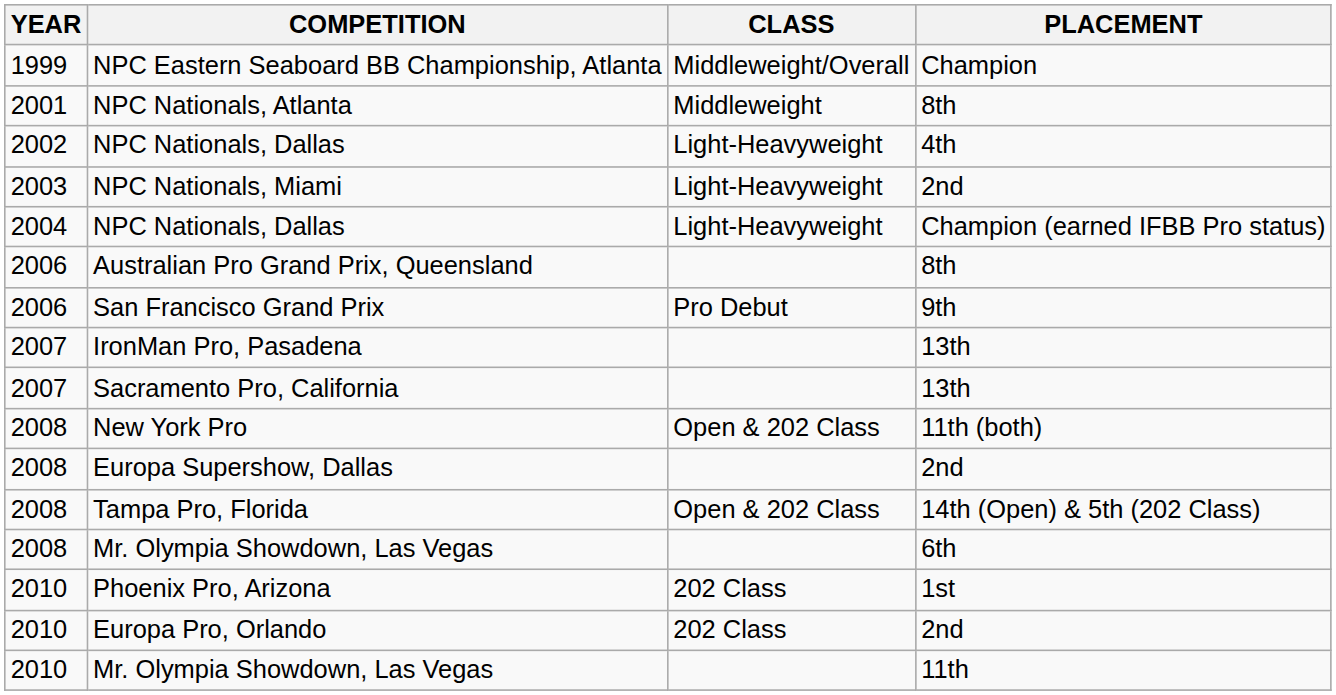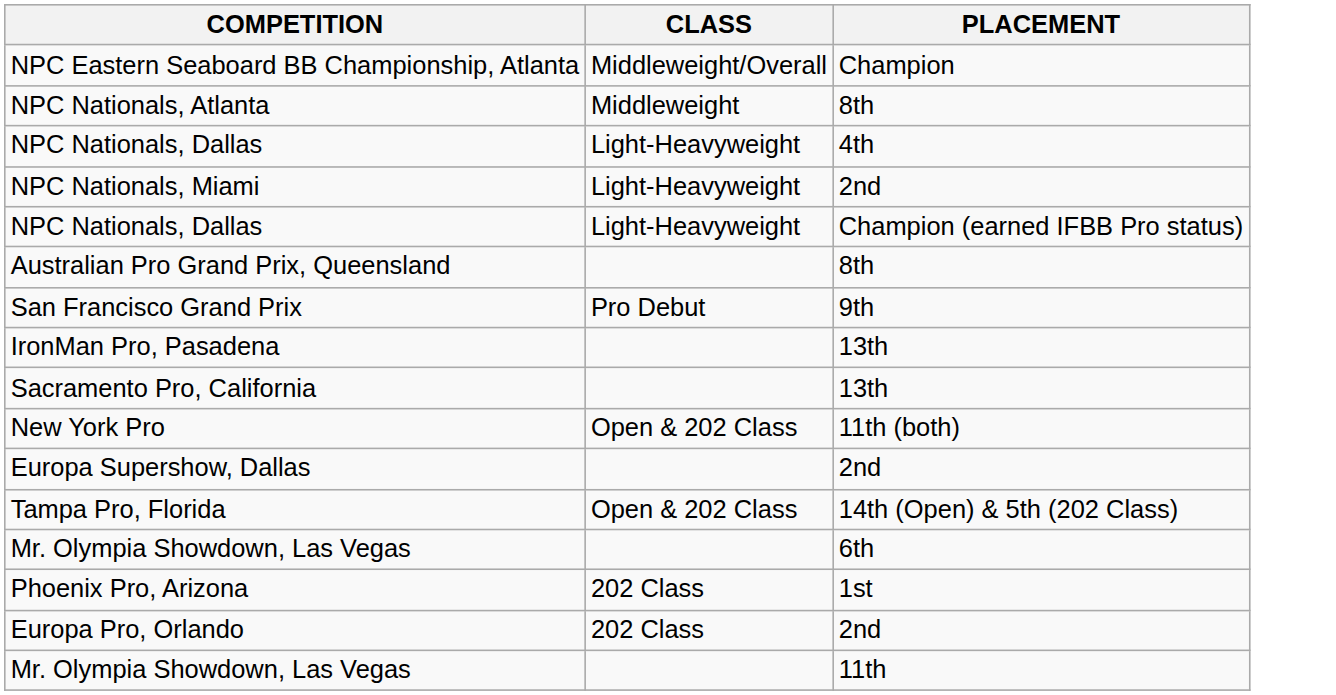- column: (46, 24)
